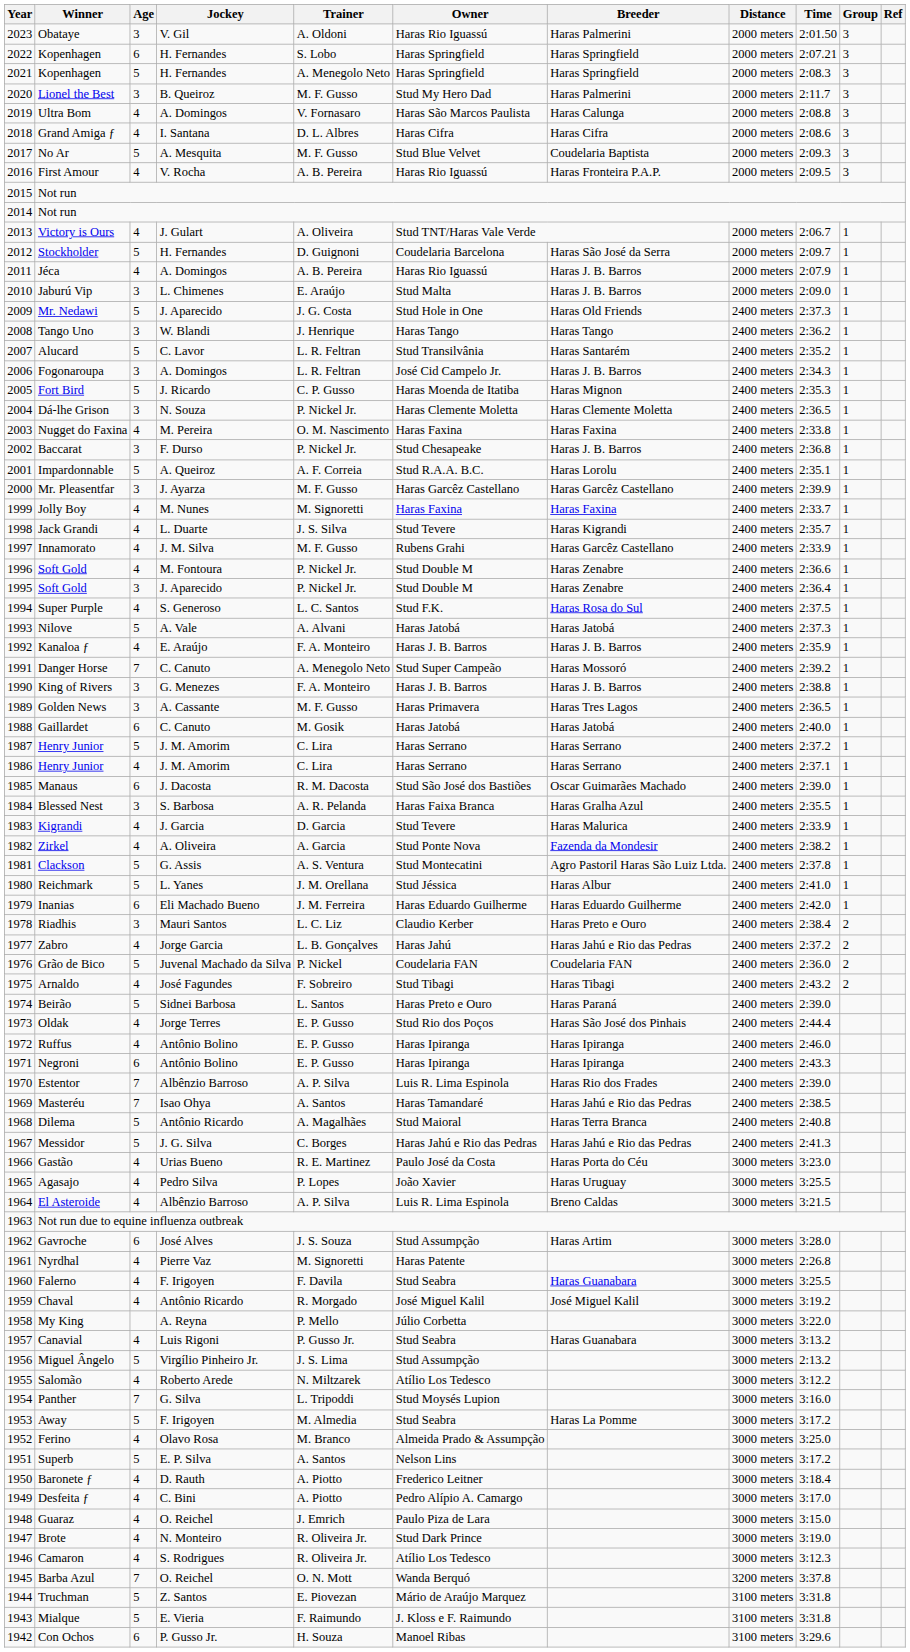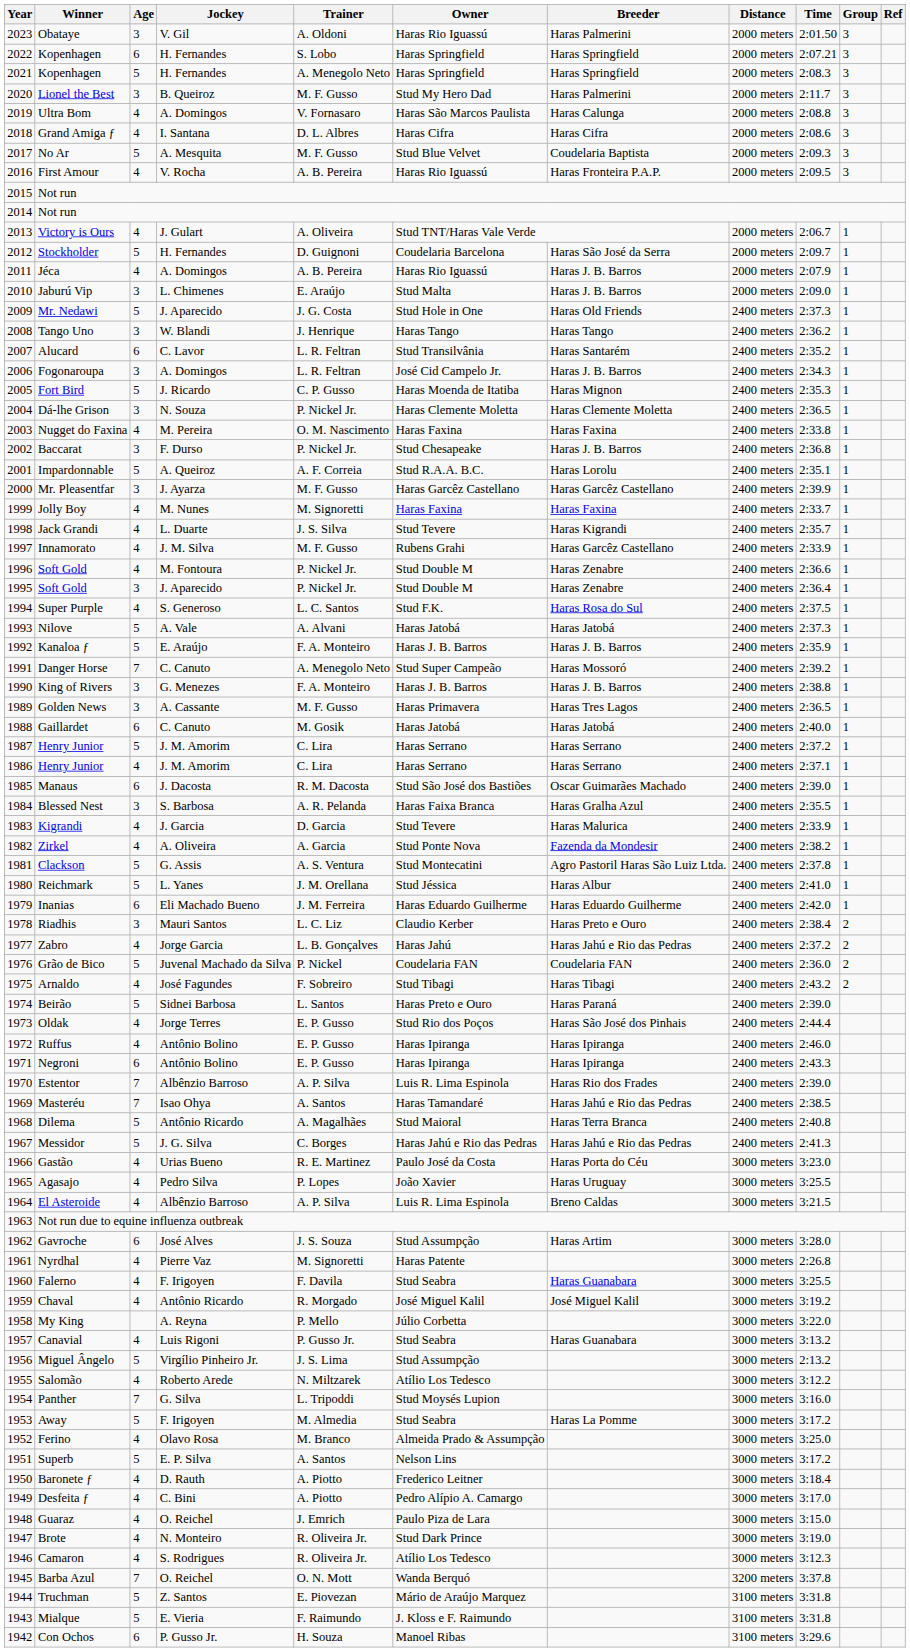(136, 350) 5 -> (136, 350) 6
(136, 647) 4 -> (136, 647) 5
